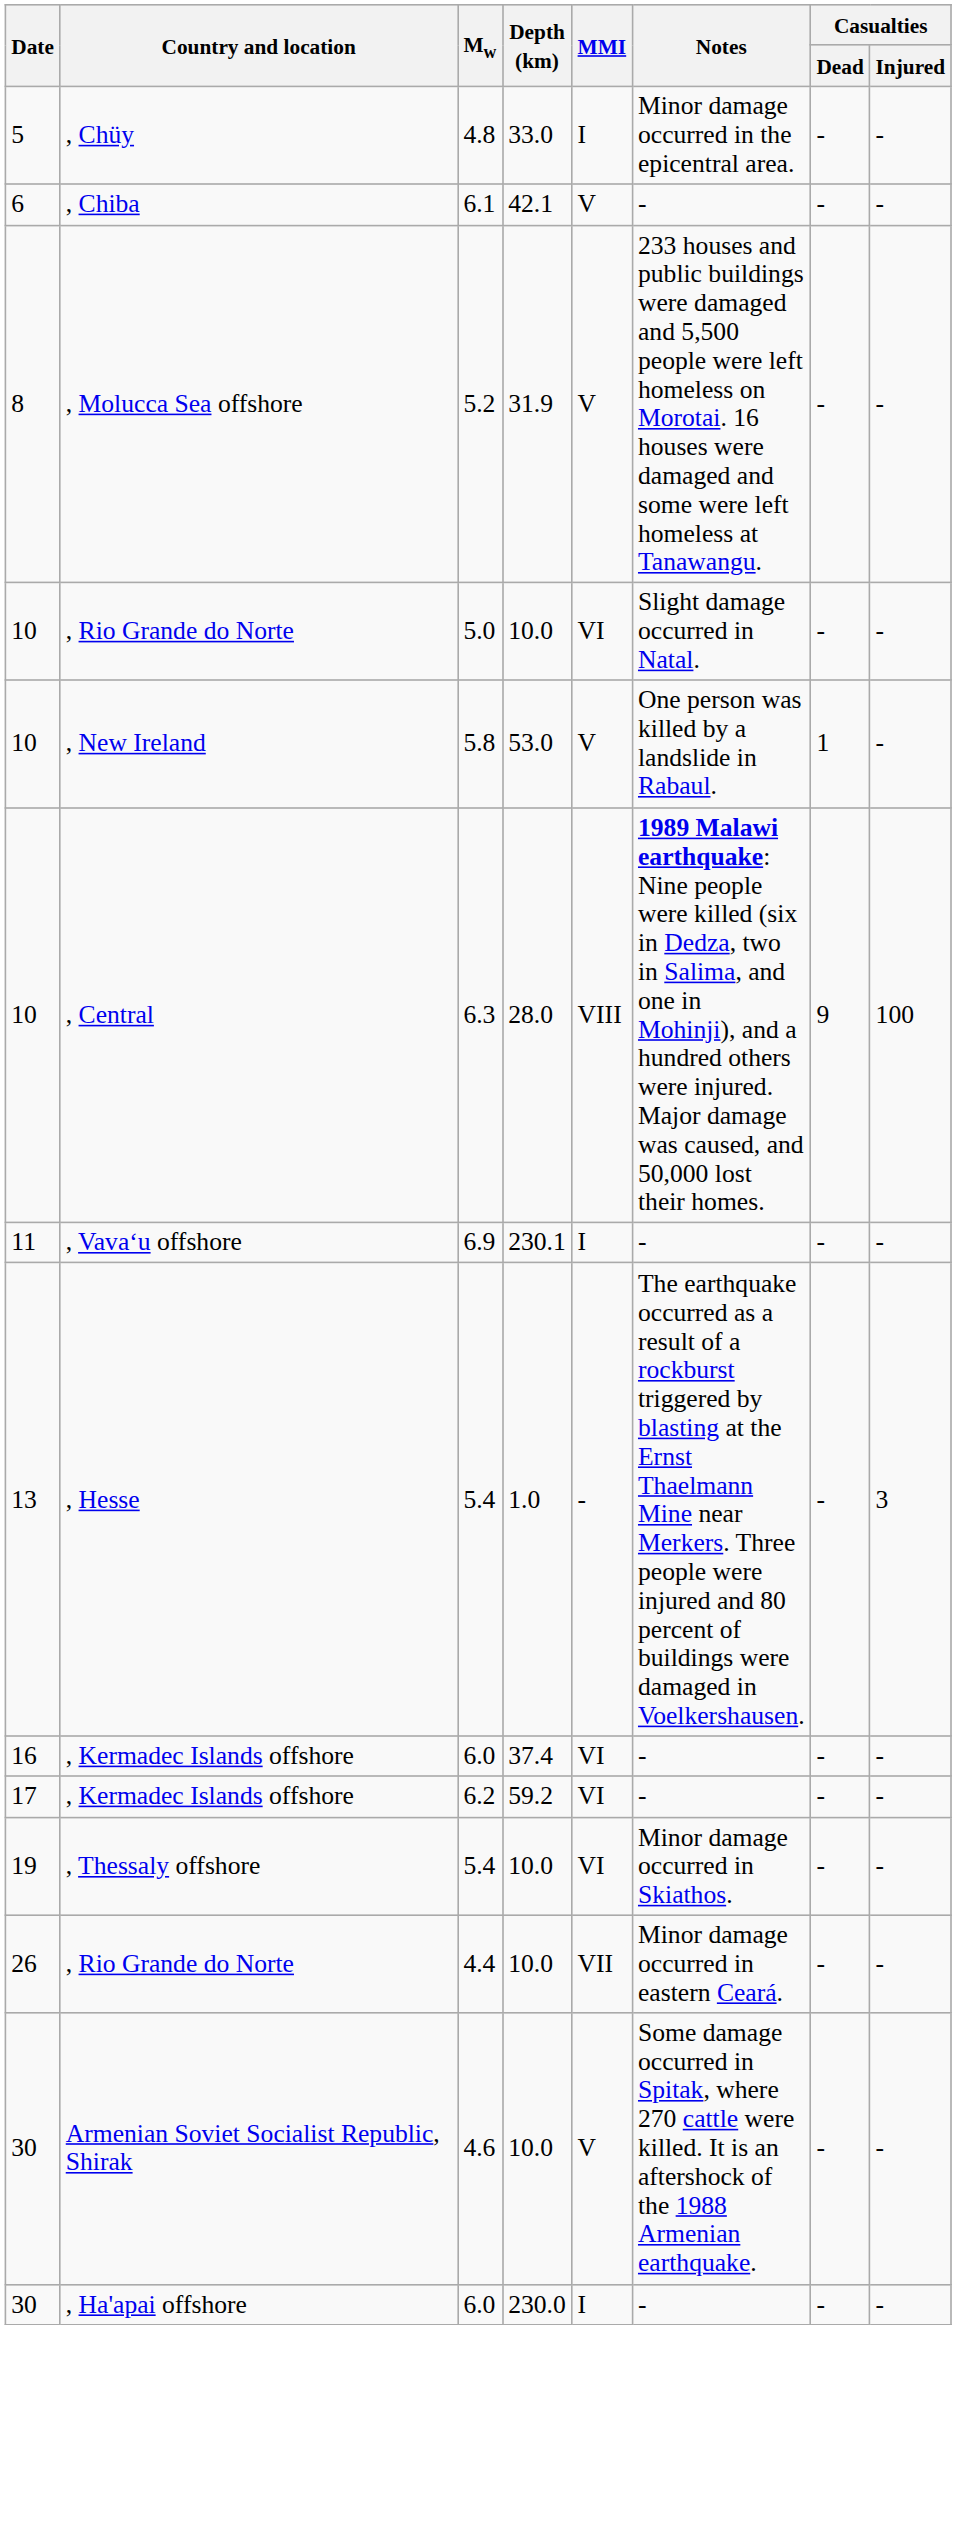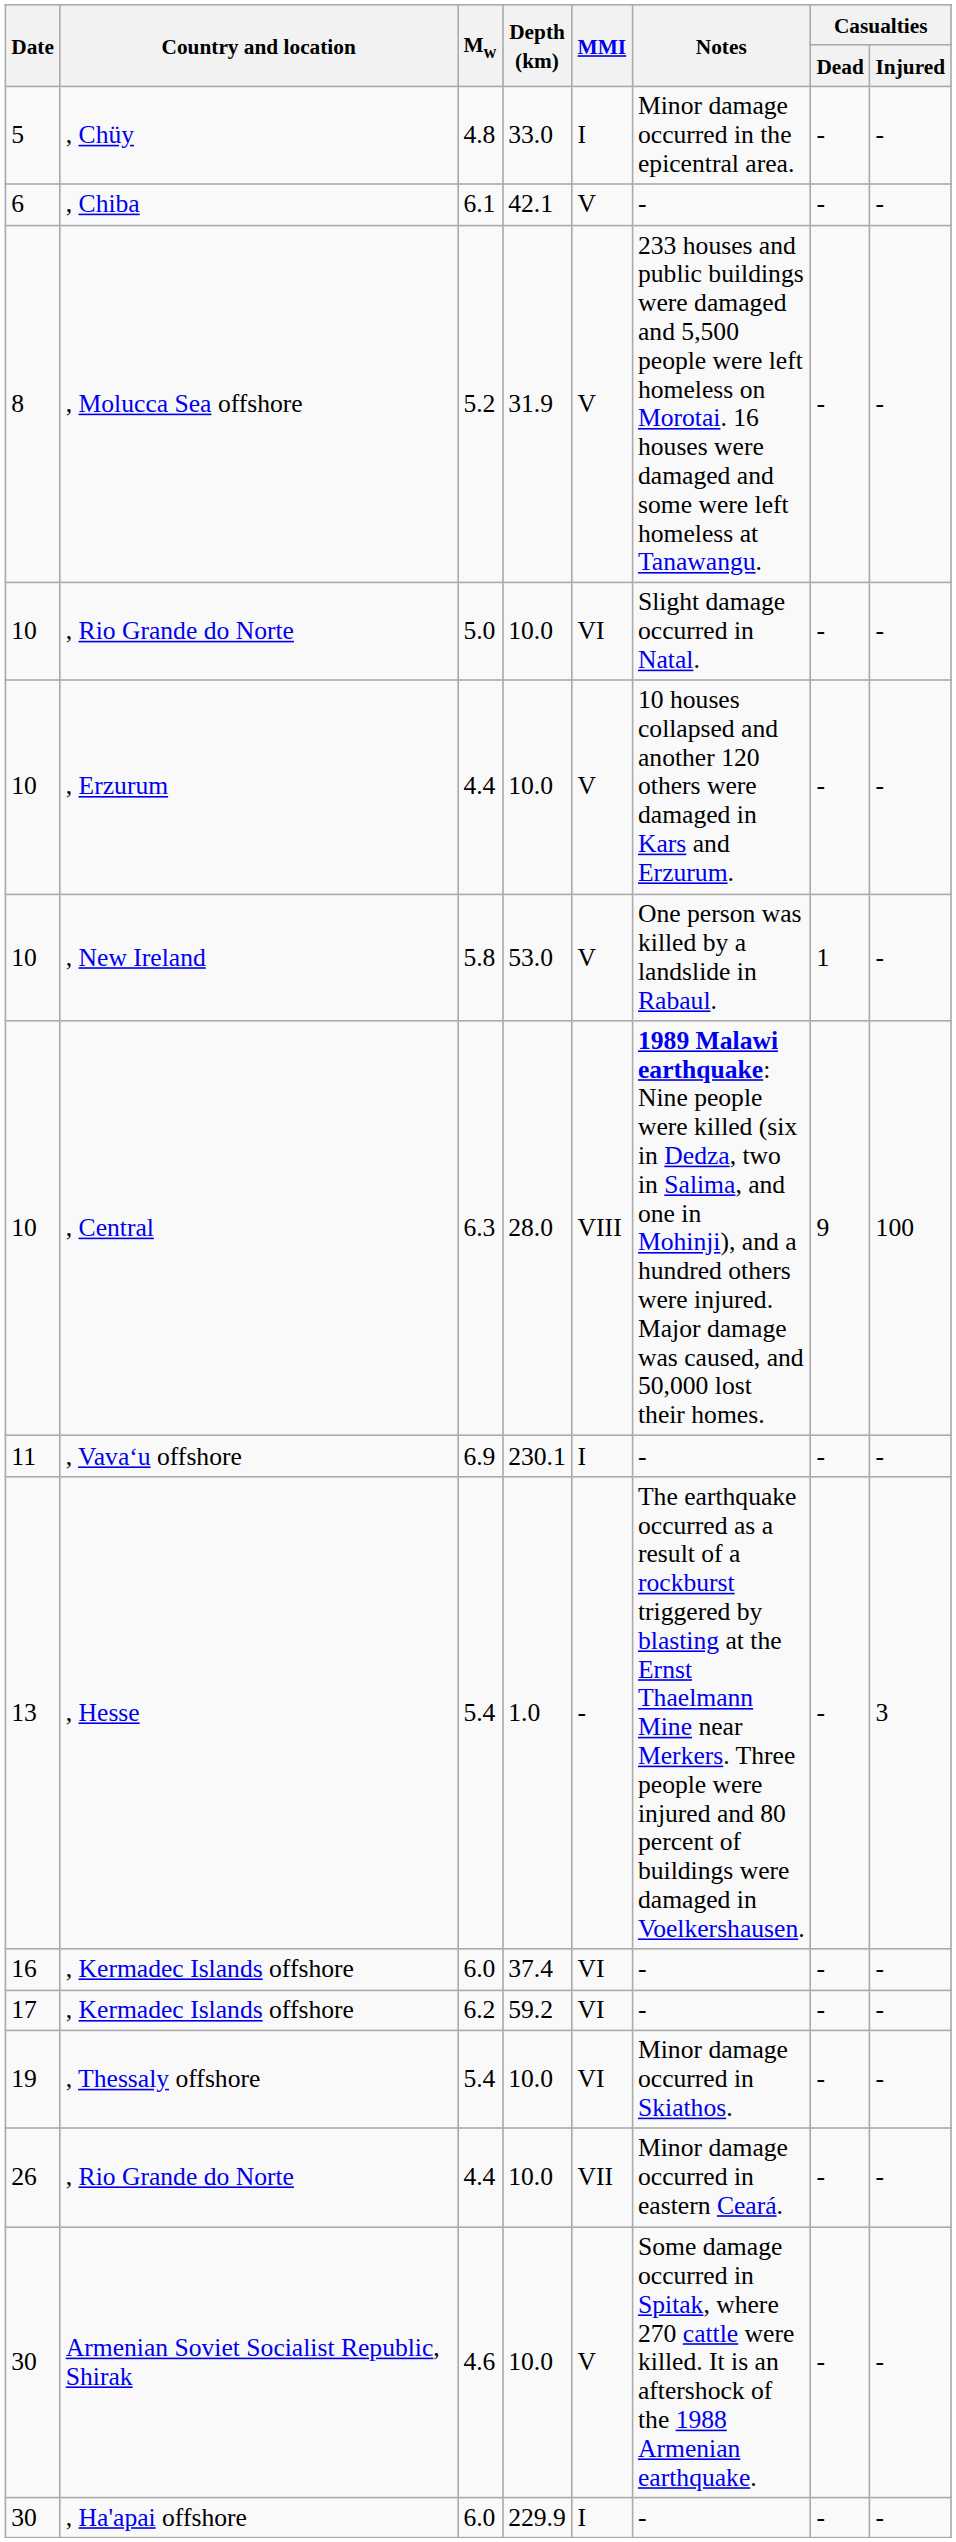+ row: (24, 786)
(537, 2304) 230.0 -> (537, 2517) 229.9
